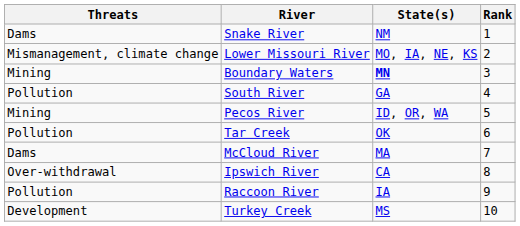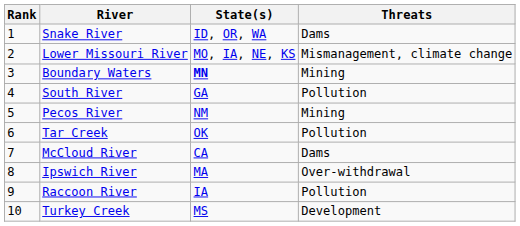columns swapped: (498, 14) <-> (113, 14)
(383, 34) NM -> (230, 34) ID, OR, WA
(412, 113) ID, OR, WA -> (201, 113) NM
(383, 152) MA -> (201, 152) CA
(383, 172) CA -> (201, 172) MA
